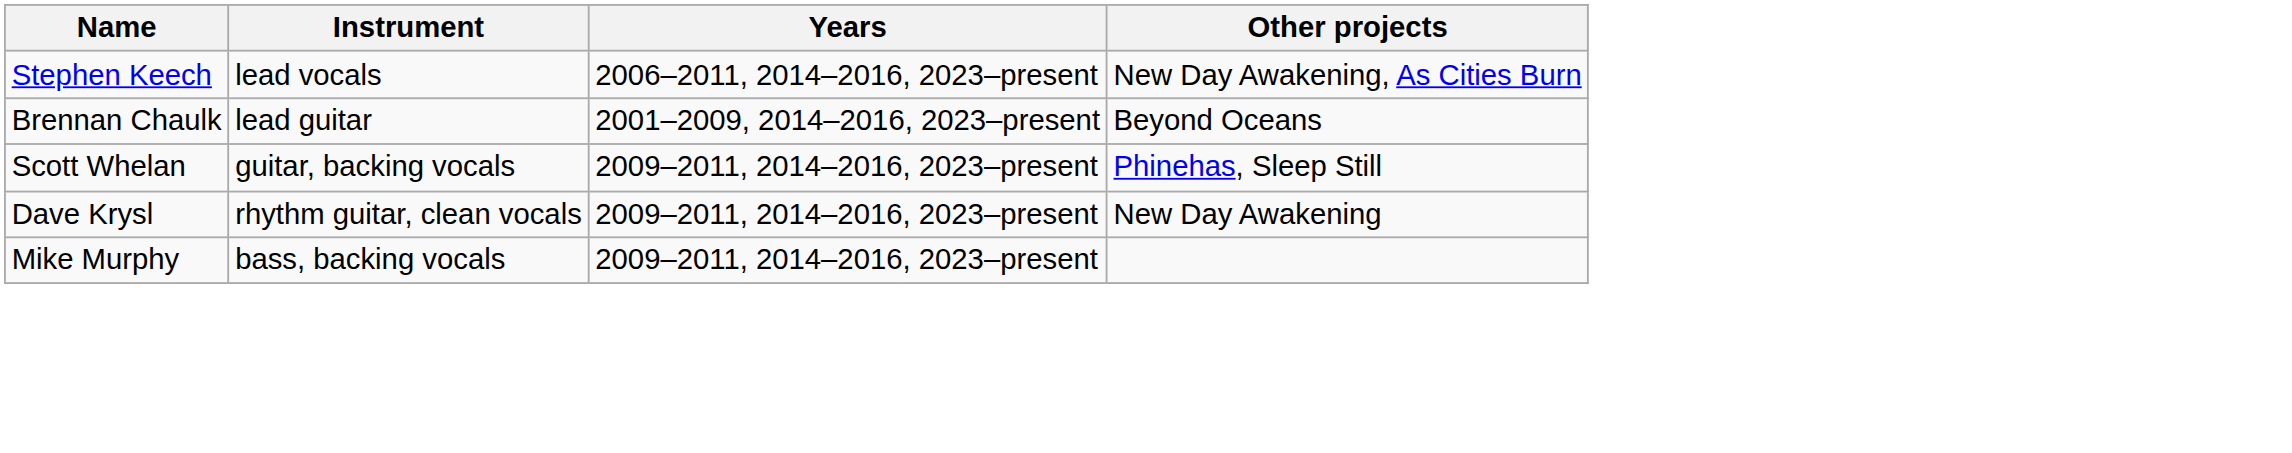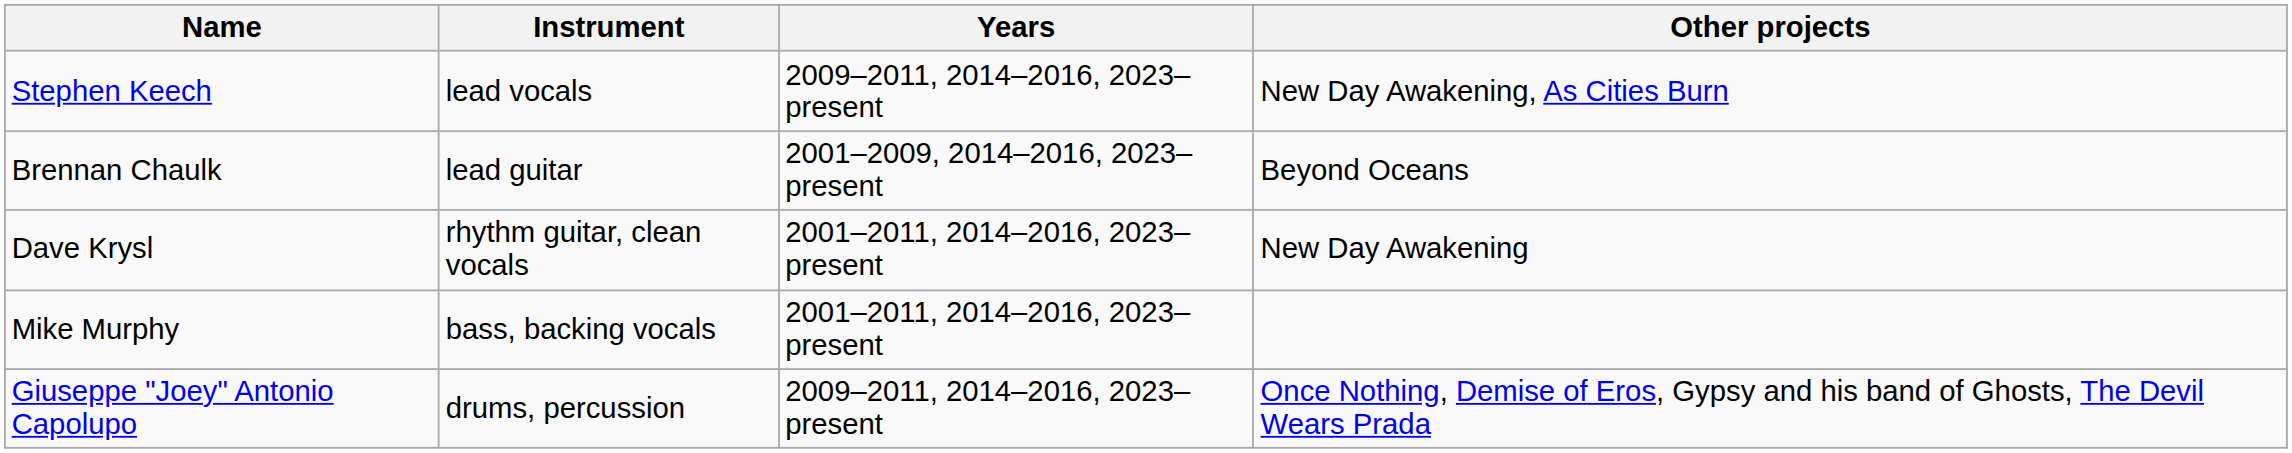(847, 74) 2006–2011, 2014–2016, 2023–present -> (988, 90) 2009–2011, 2014–2016, 2023–present
- row: (99, 167)
(847, 213) 2009–2011, 2014–2016, 2023–present -> (988, 249) 2001–2011, 2014–2016, 2023–present
(847, 259) 2009–2011, 2014–2016, 2023–present -> (988, 328) 2001–2011, 2014–2016, 2023–present
+ row: (173, 408)
